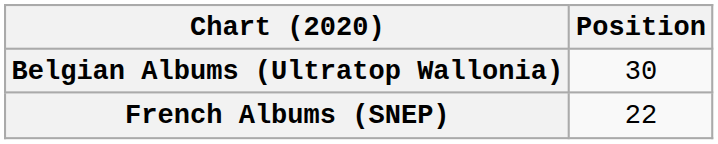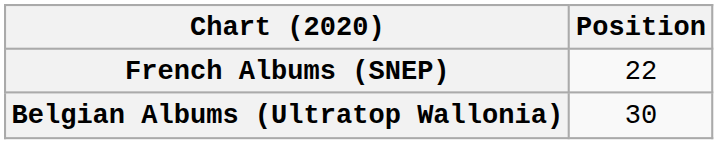rows swapped: (287, 71) <-> (287, 115)
